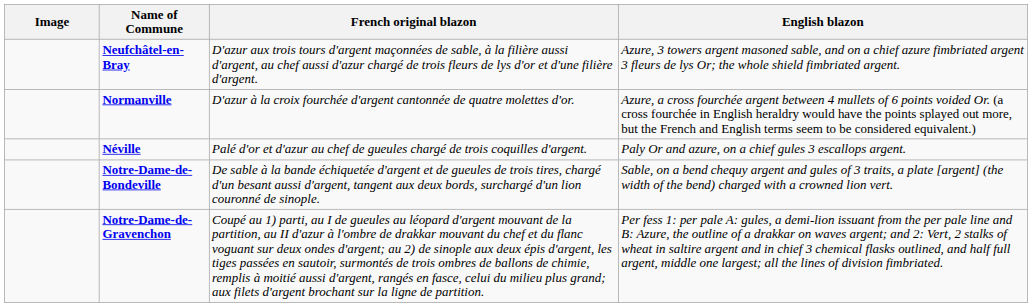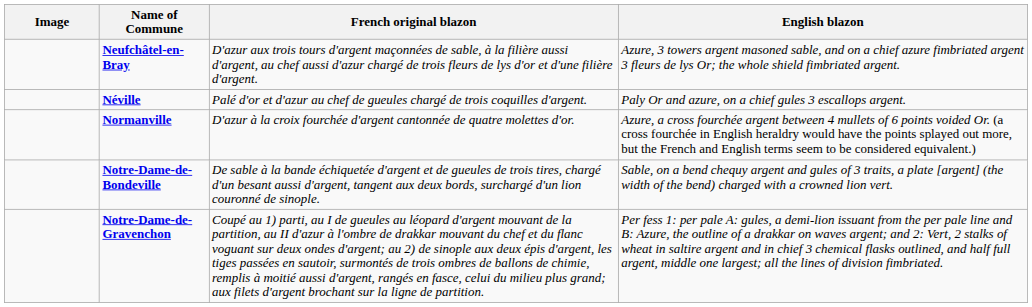rows swapped: (122, 149) <-> (137, 99)
